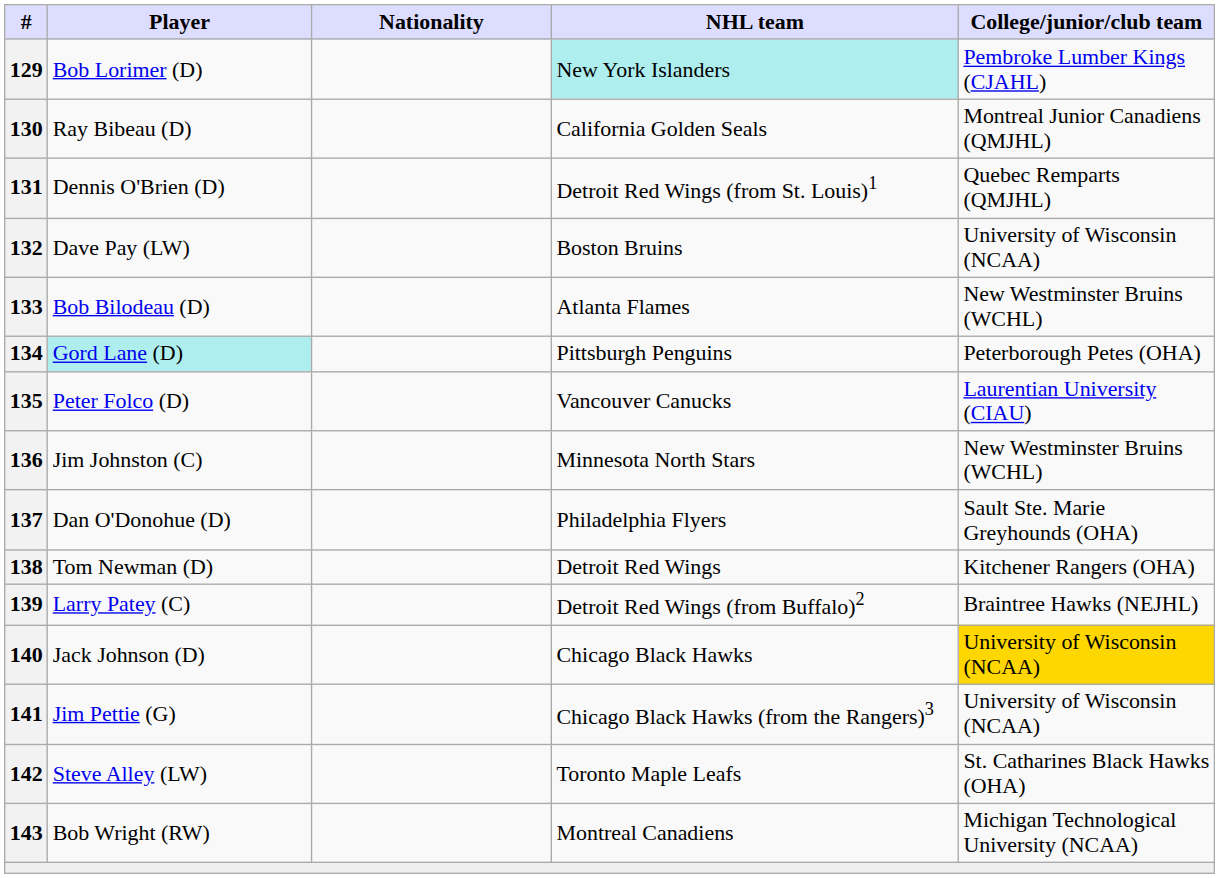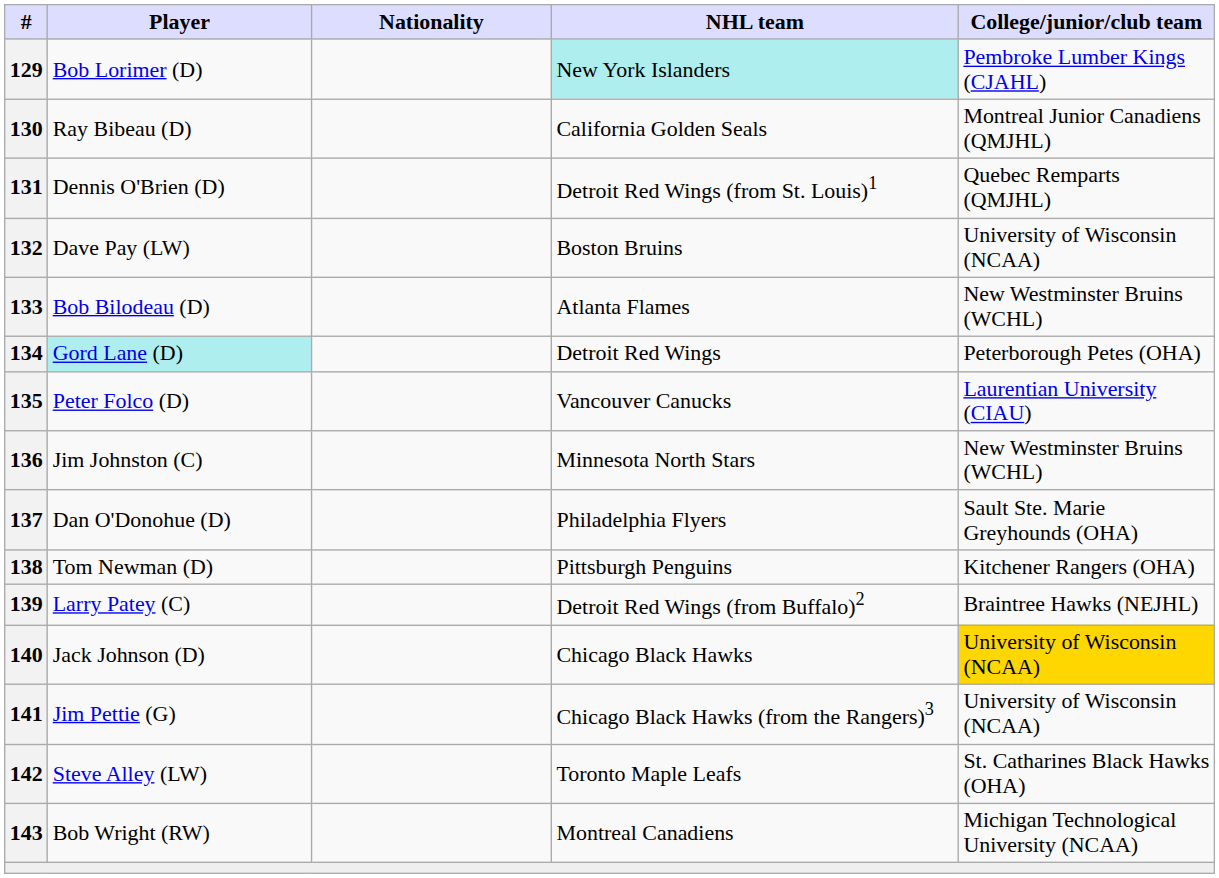(644, 353) Pittsburgh Penguins -> (639, 353) Detroit Red Wings
(639, 566) Detroit Red Wings -> (644, 566) Pittsburgh Penguins
